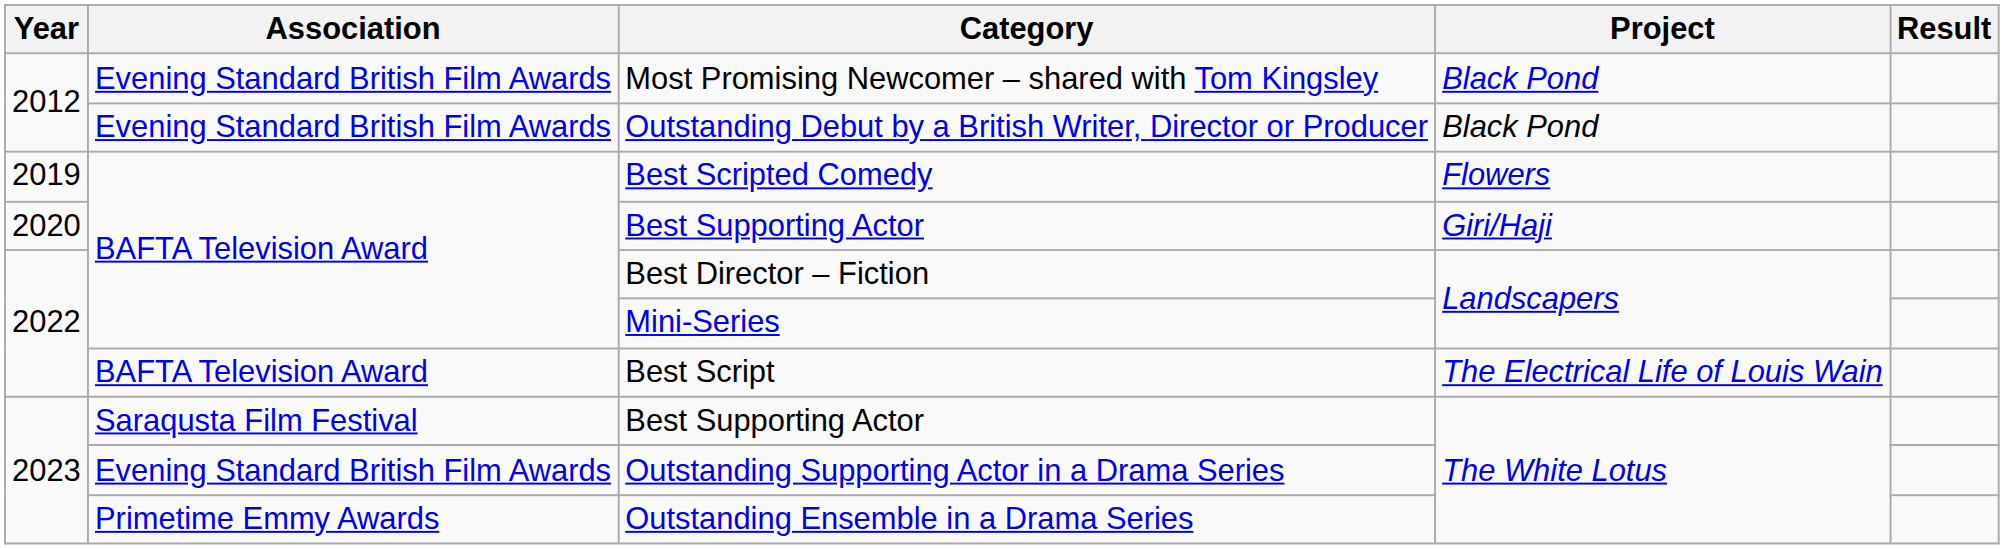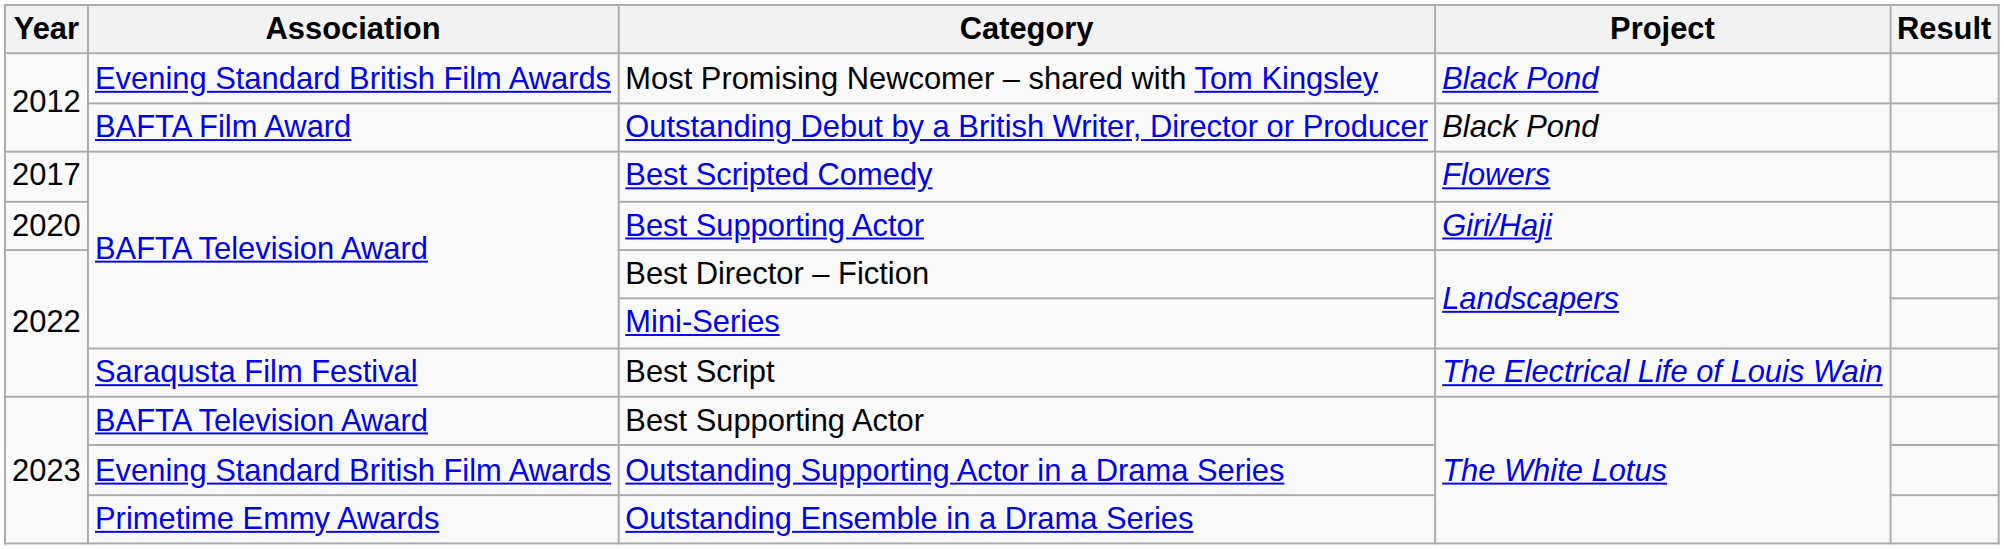(353, 126) Evening Standard British Film Awards -> (223, 126) BAFTA Film Award
(46, 175) 2019 -> (46, 175) 2017
(262, 371) BAFTA Television Award -> (256, 371) Saraqusta Film Festival
(256, 420) Saraqusta Film Festival -> (262, 420) BAFTA Television Award
